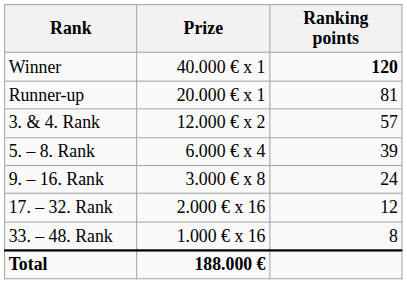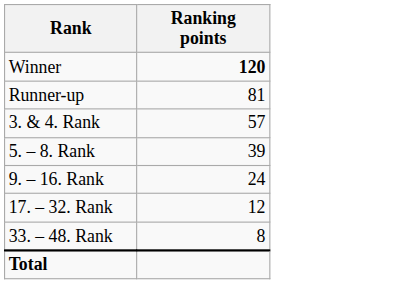- column: (203, 28)
